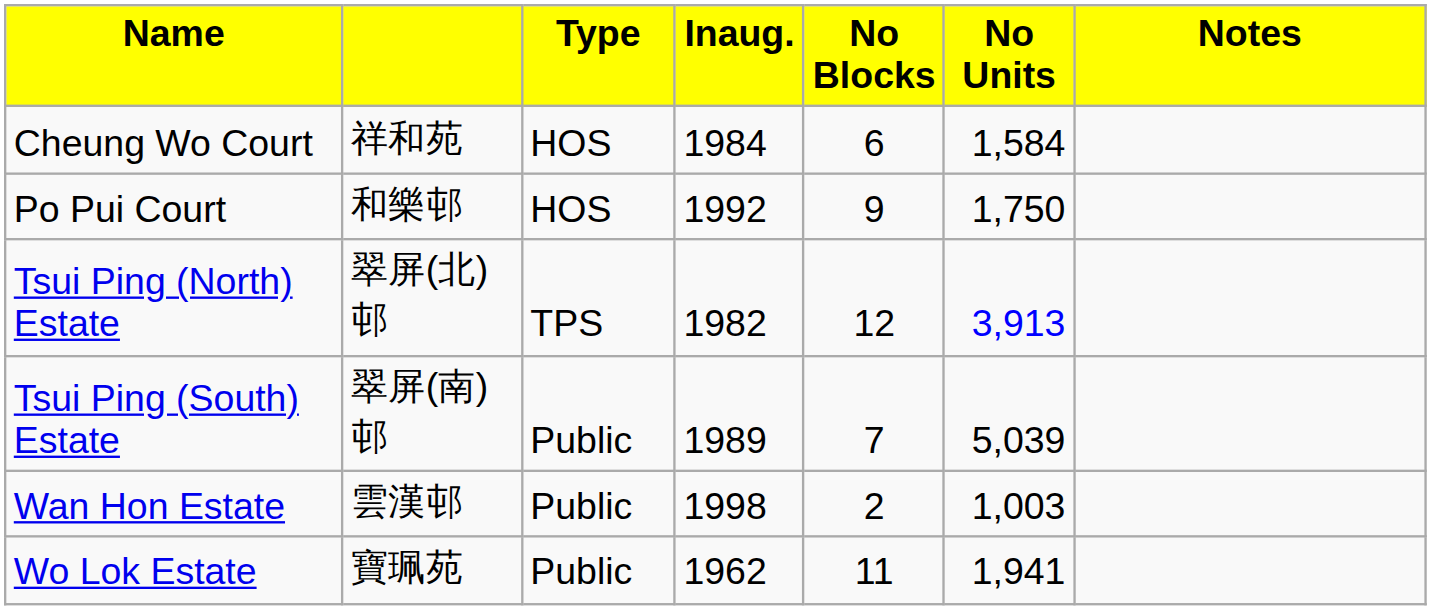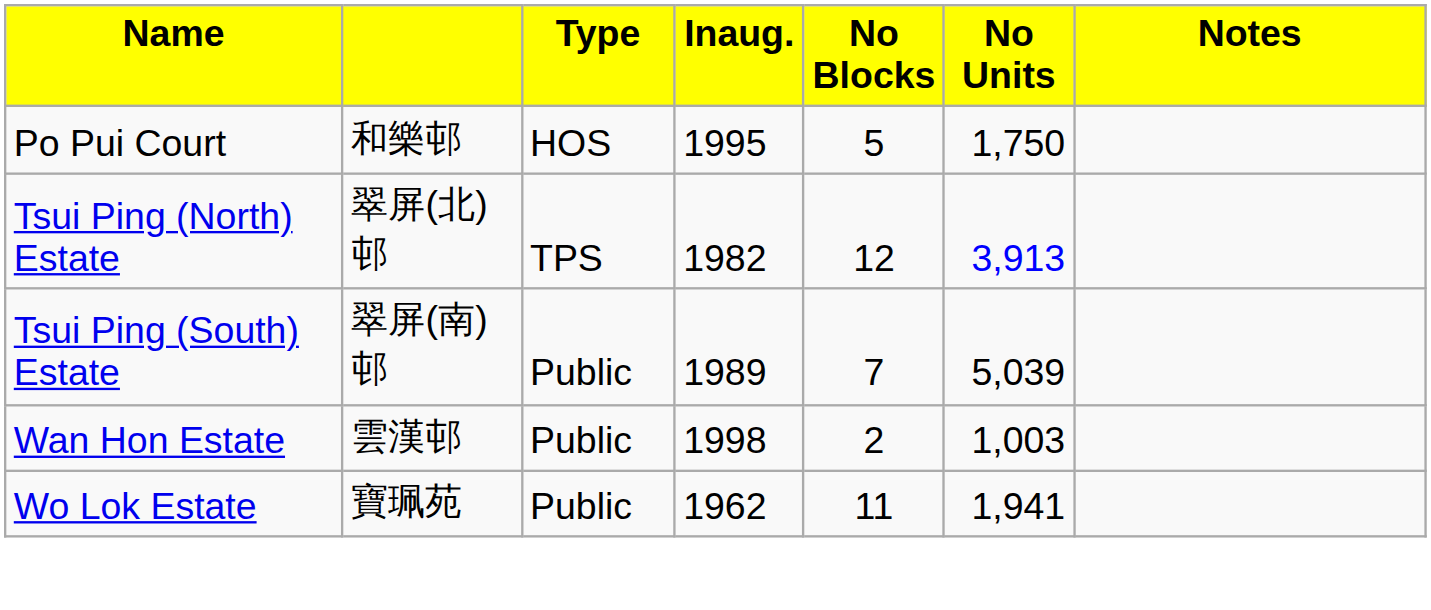- row: (163, 142)
(725, 209) 1992 -> (725, 142) 1995
(874, 209) 9 -> (874, 142) 5
